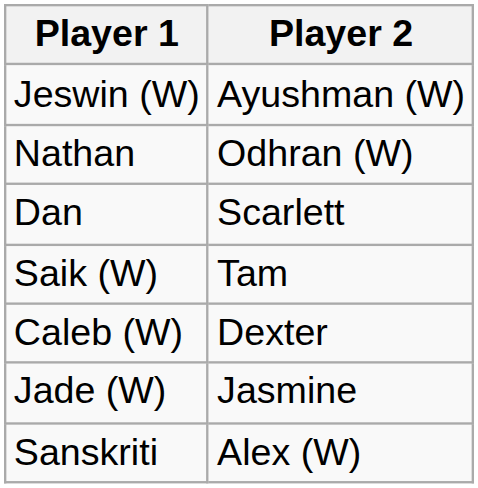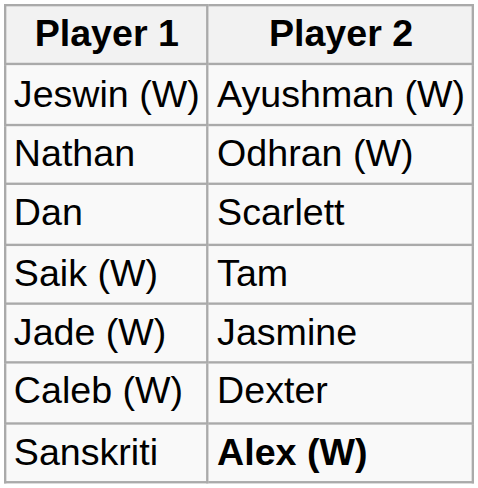rows swapped: (98, 332) <-> (90, 392)
(289, 451) normal -> (292, 451) bold
